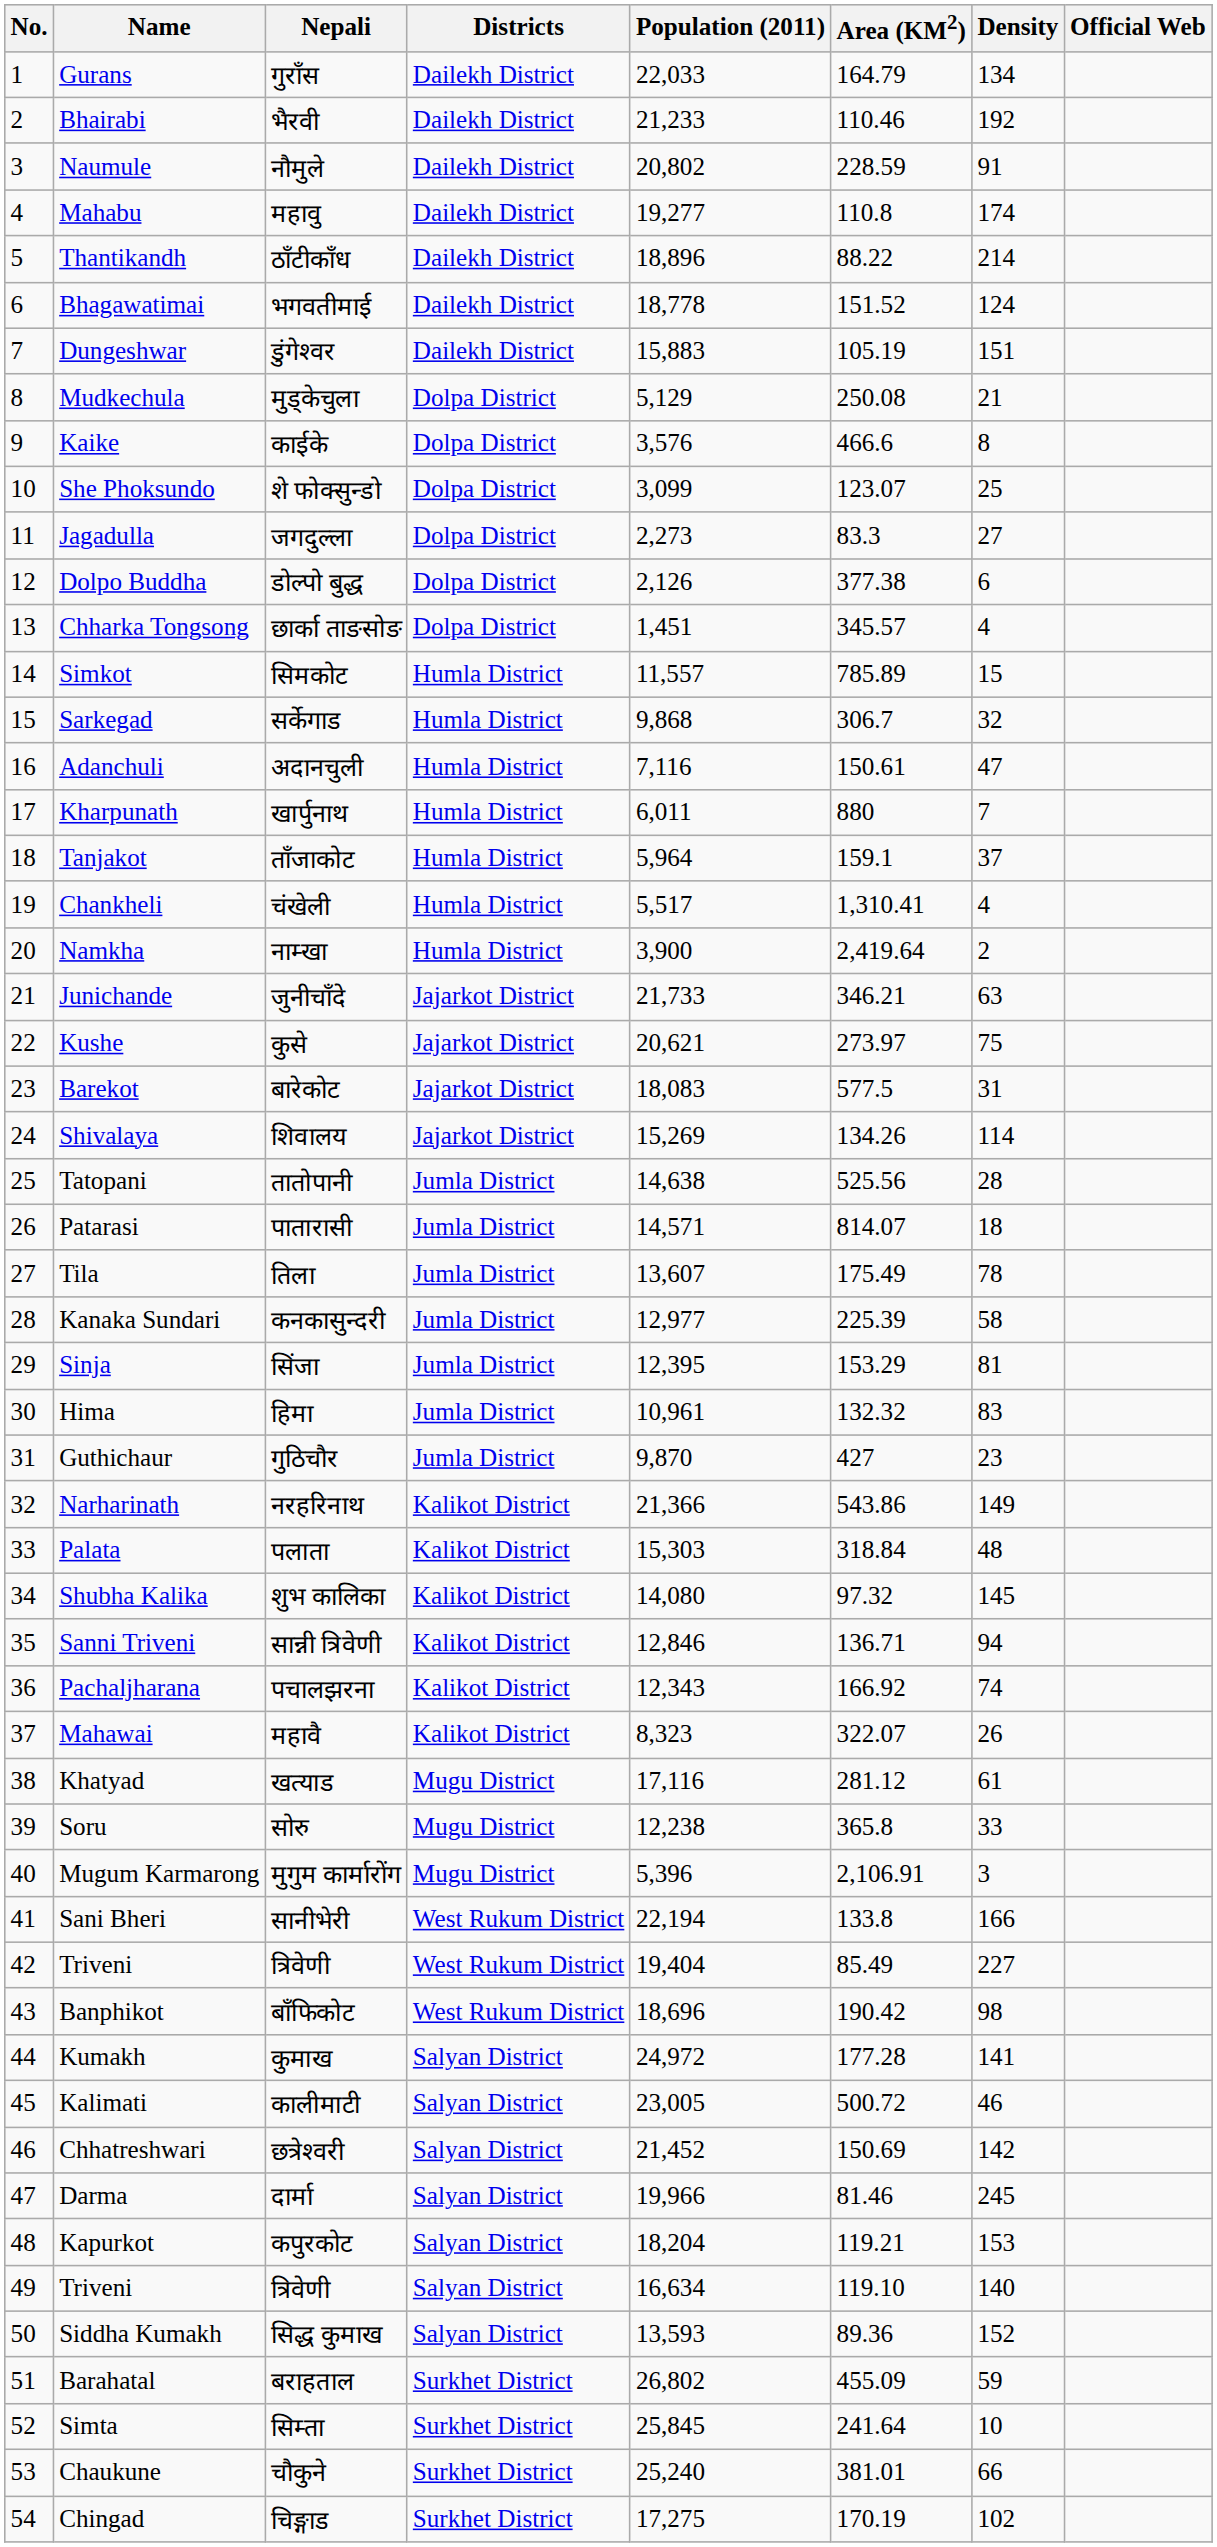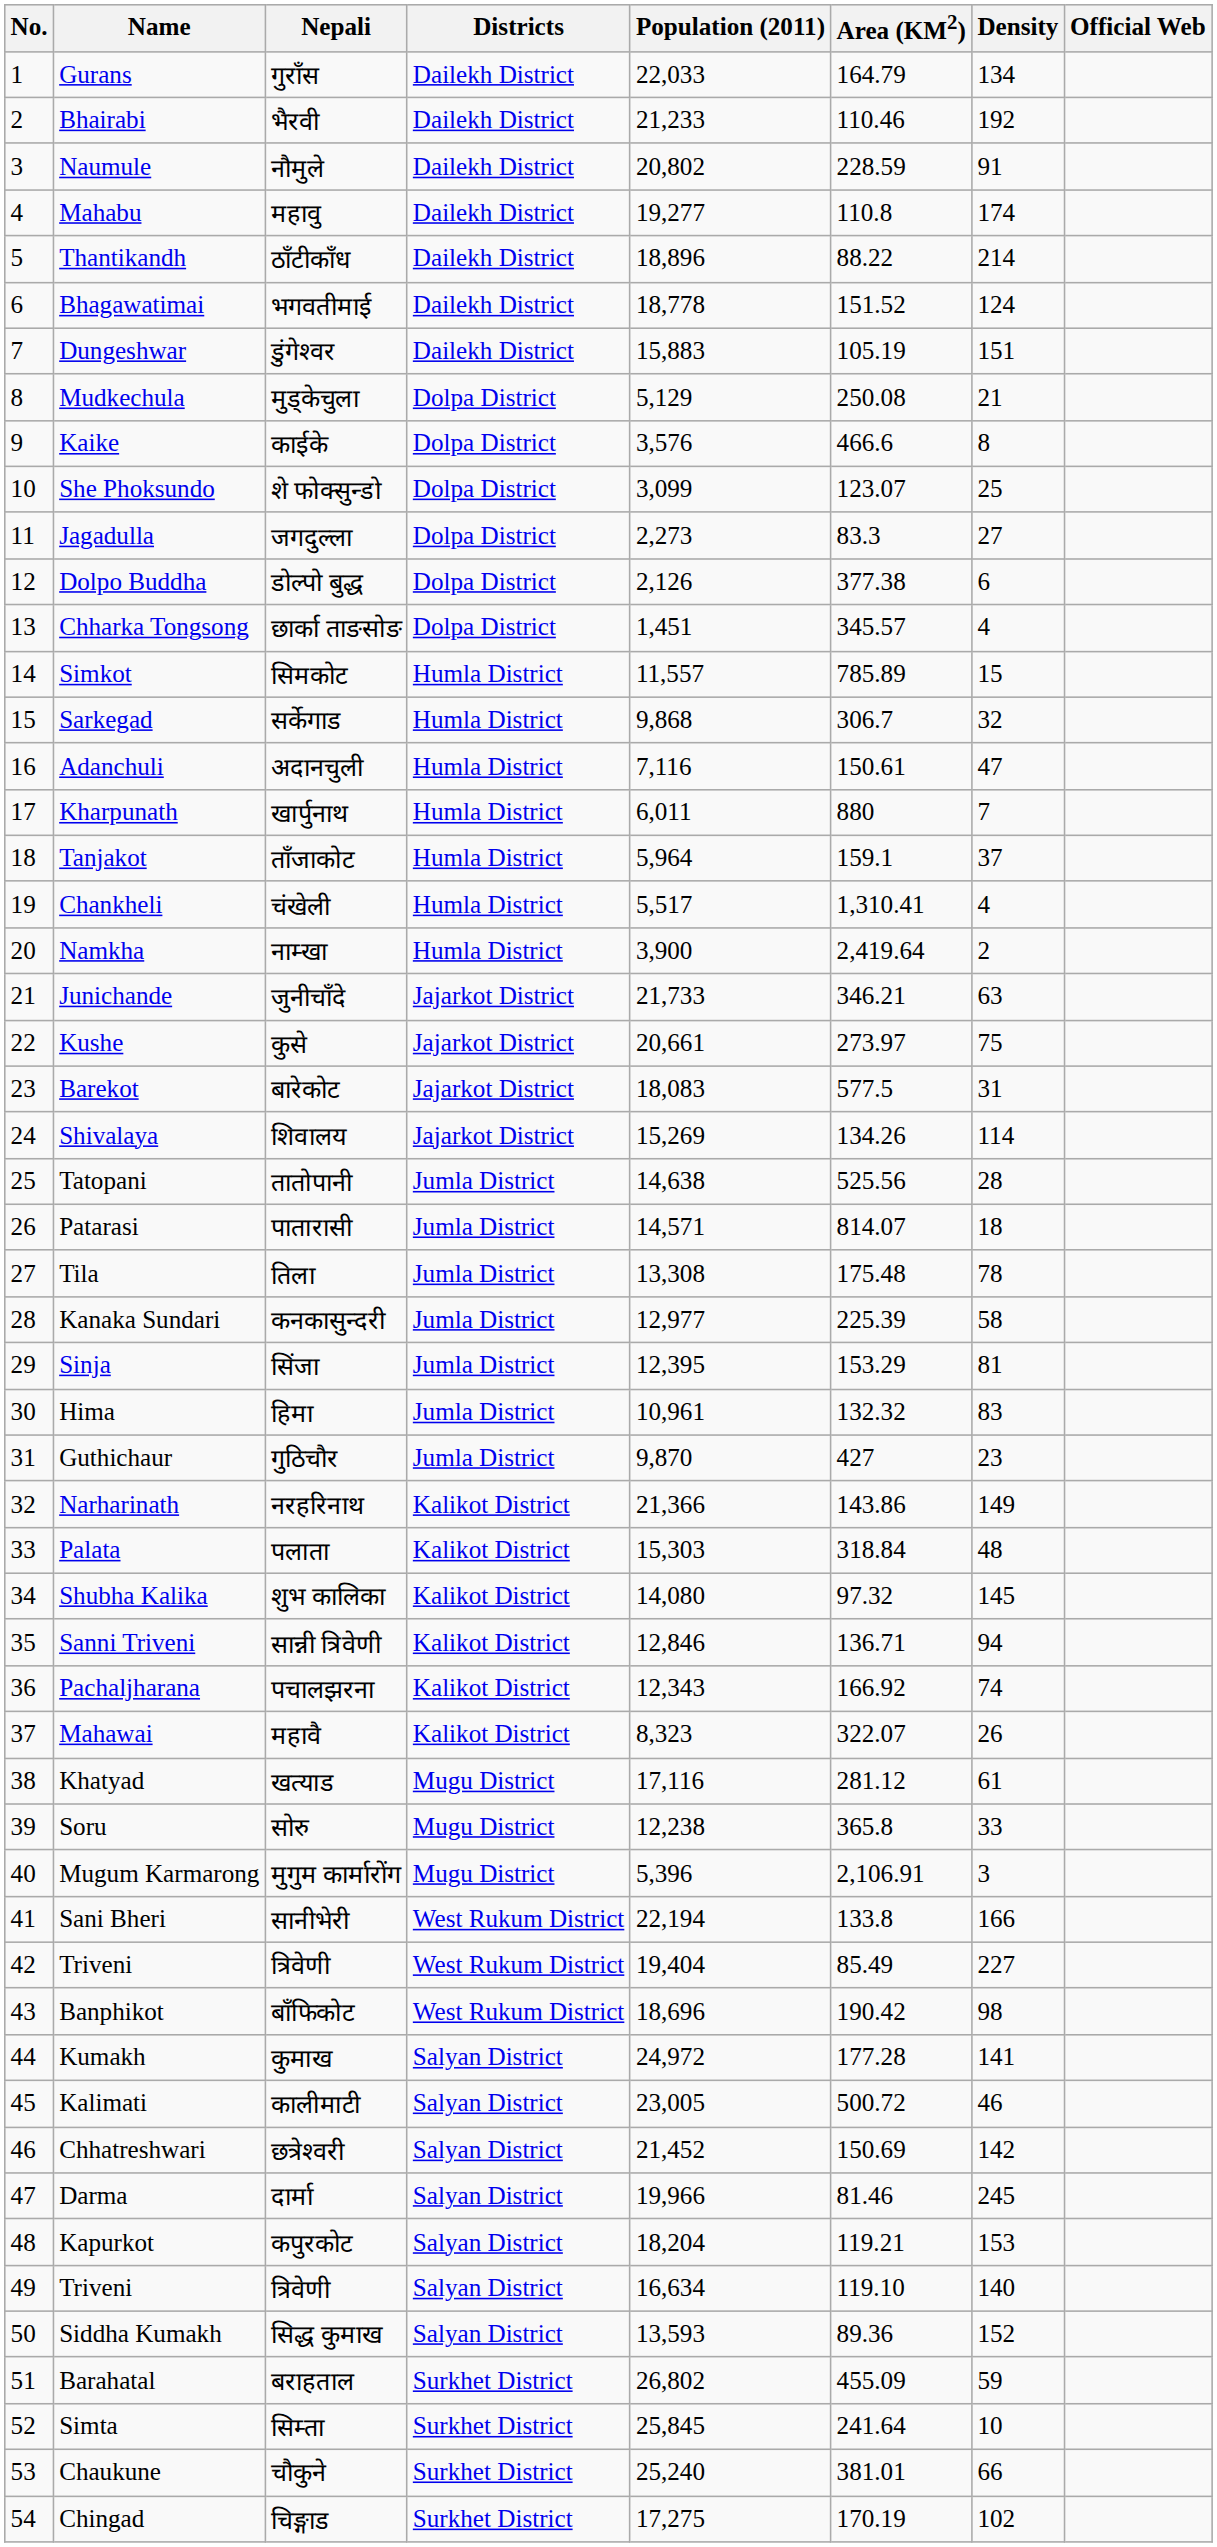(670, 1042) 20,621 -> (670, 1042) 20,661
(670, 1273) 13,607 -> (670, 1273) 13,308
(871, 1273) 175.49 -> (871, 1273) 175.48
(871, 1503) 543.86 -> (871, 1503) 143.86
